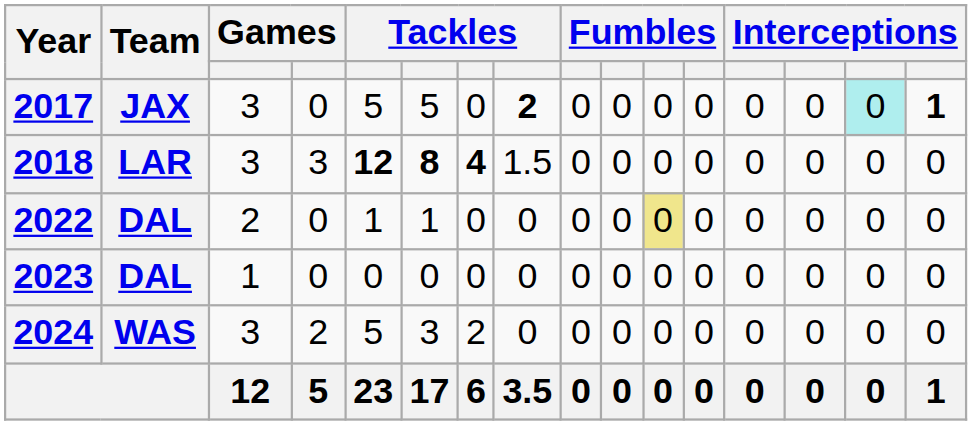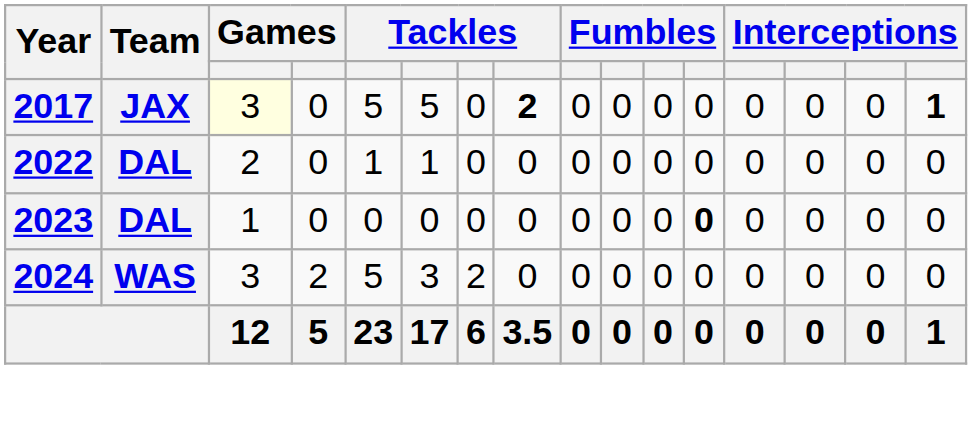(250, 106) no background -> (250, 106) lightyellow background
(875, 106) paleturquoise background -> (875, 106) no background
- row: (53, 163)
(663, 219) khaki background -> (663, 163) no background
(704, 276) normal -> (704, 219) bold
